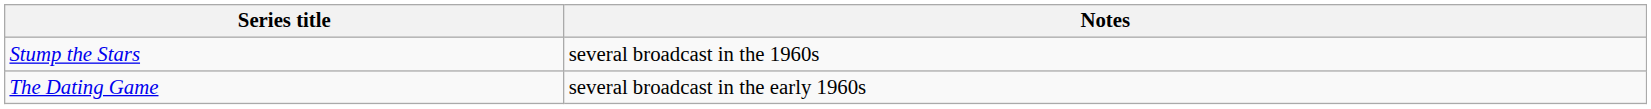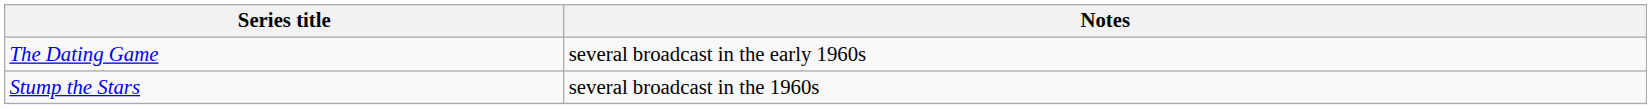rows swapped: (84, 86) <-> (75, 53)
